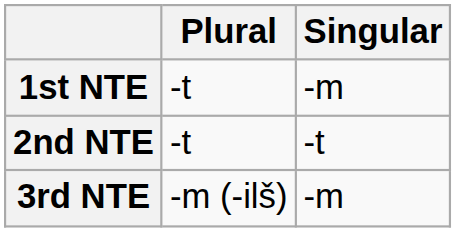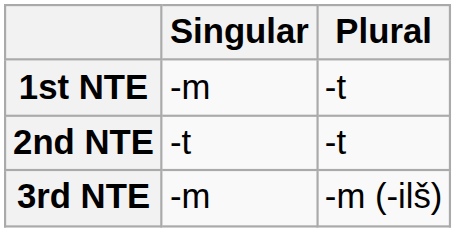columns swapped: (373, 32) <-> (229, 32)
